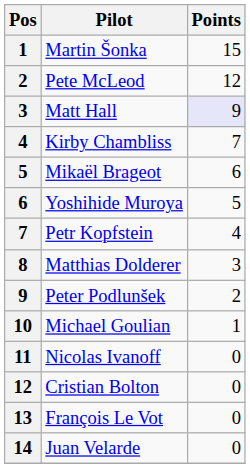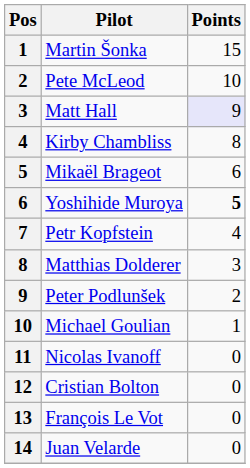(232, 81) 12 -> (232, 81) 10
(236, 142) 7 -> (236, 142) 8
(236, 203) normal -> (236, 203) bold
